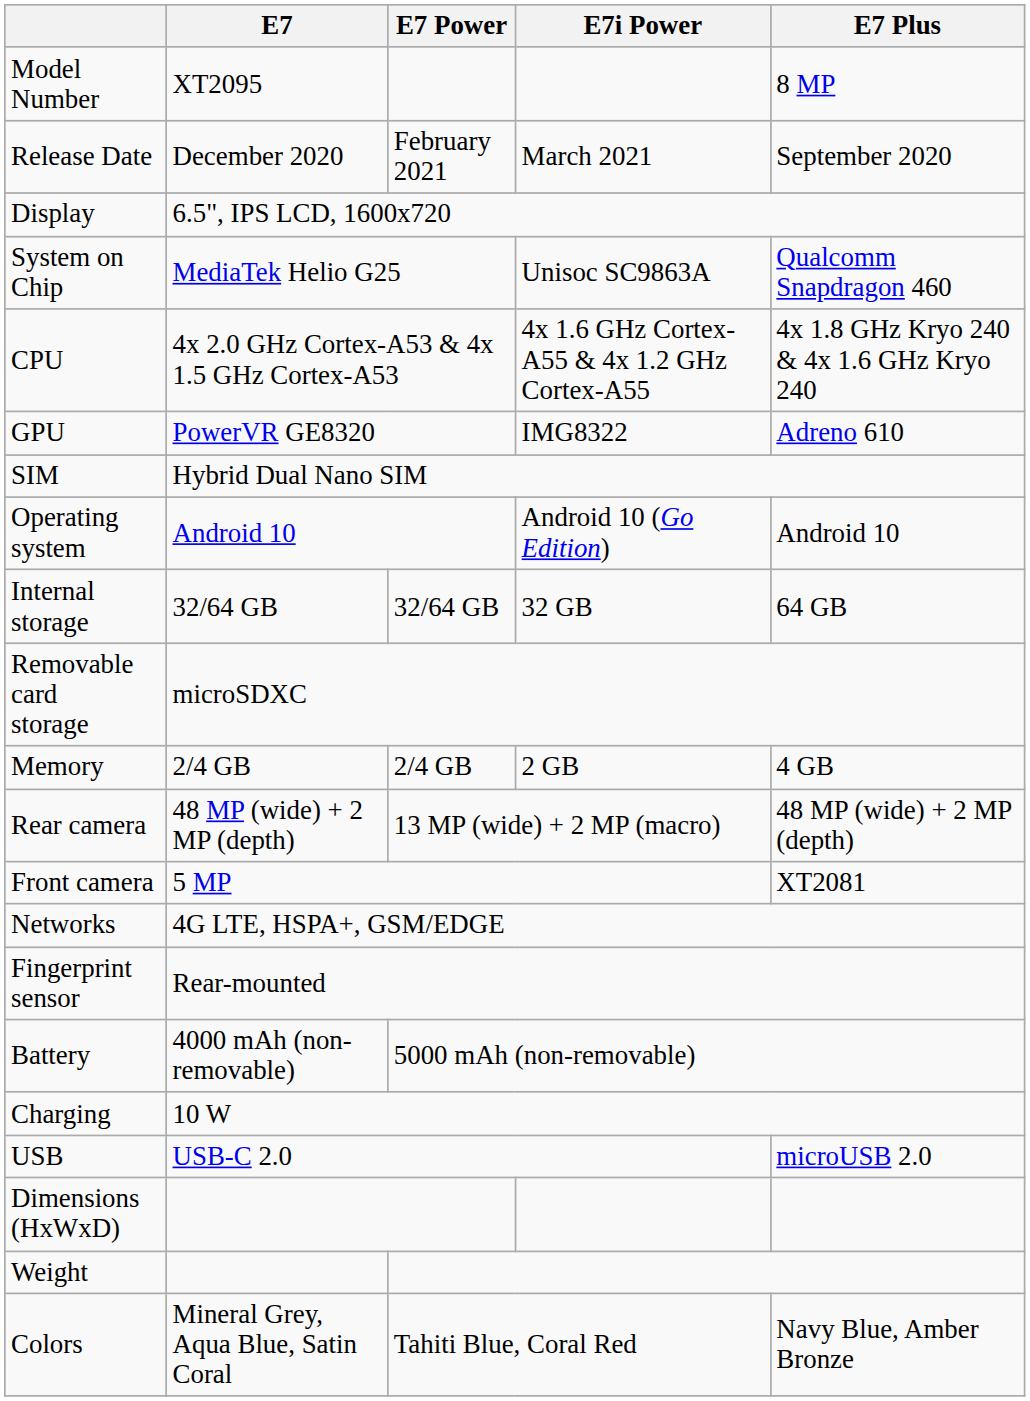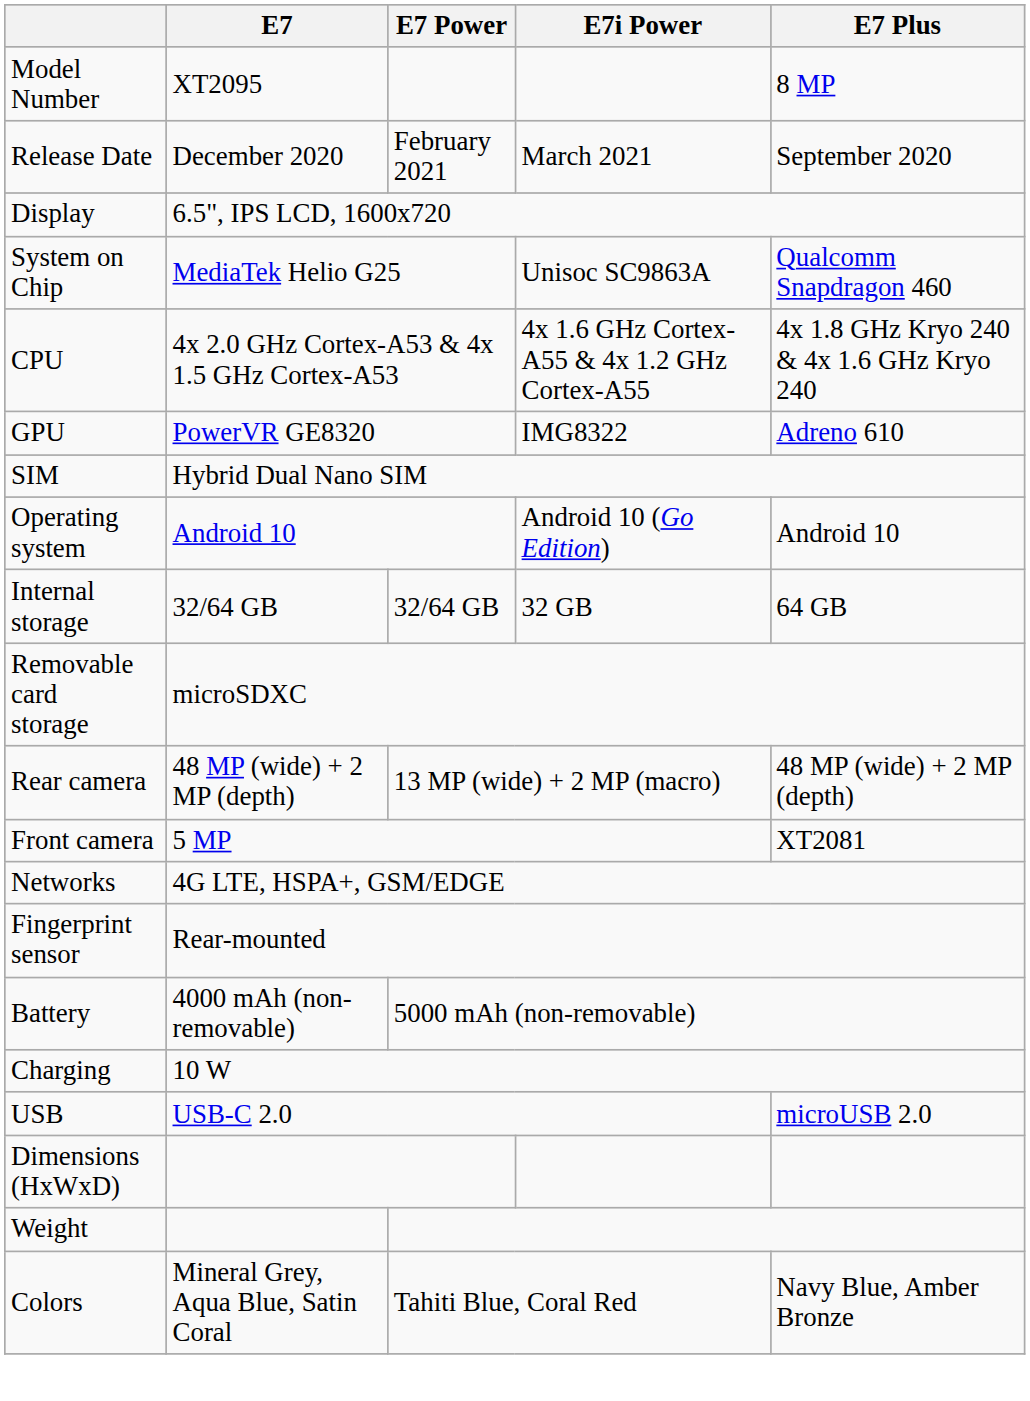- row: (57, 766)
